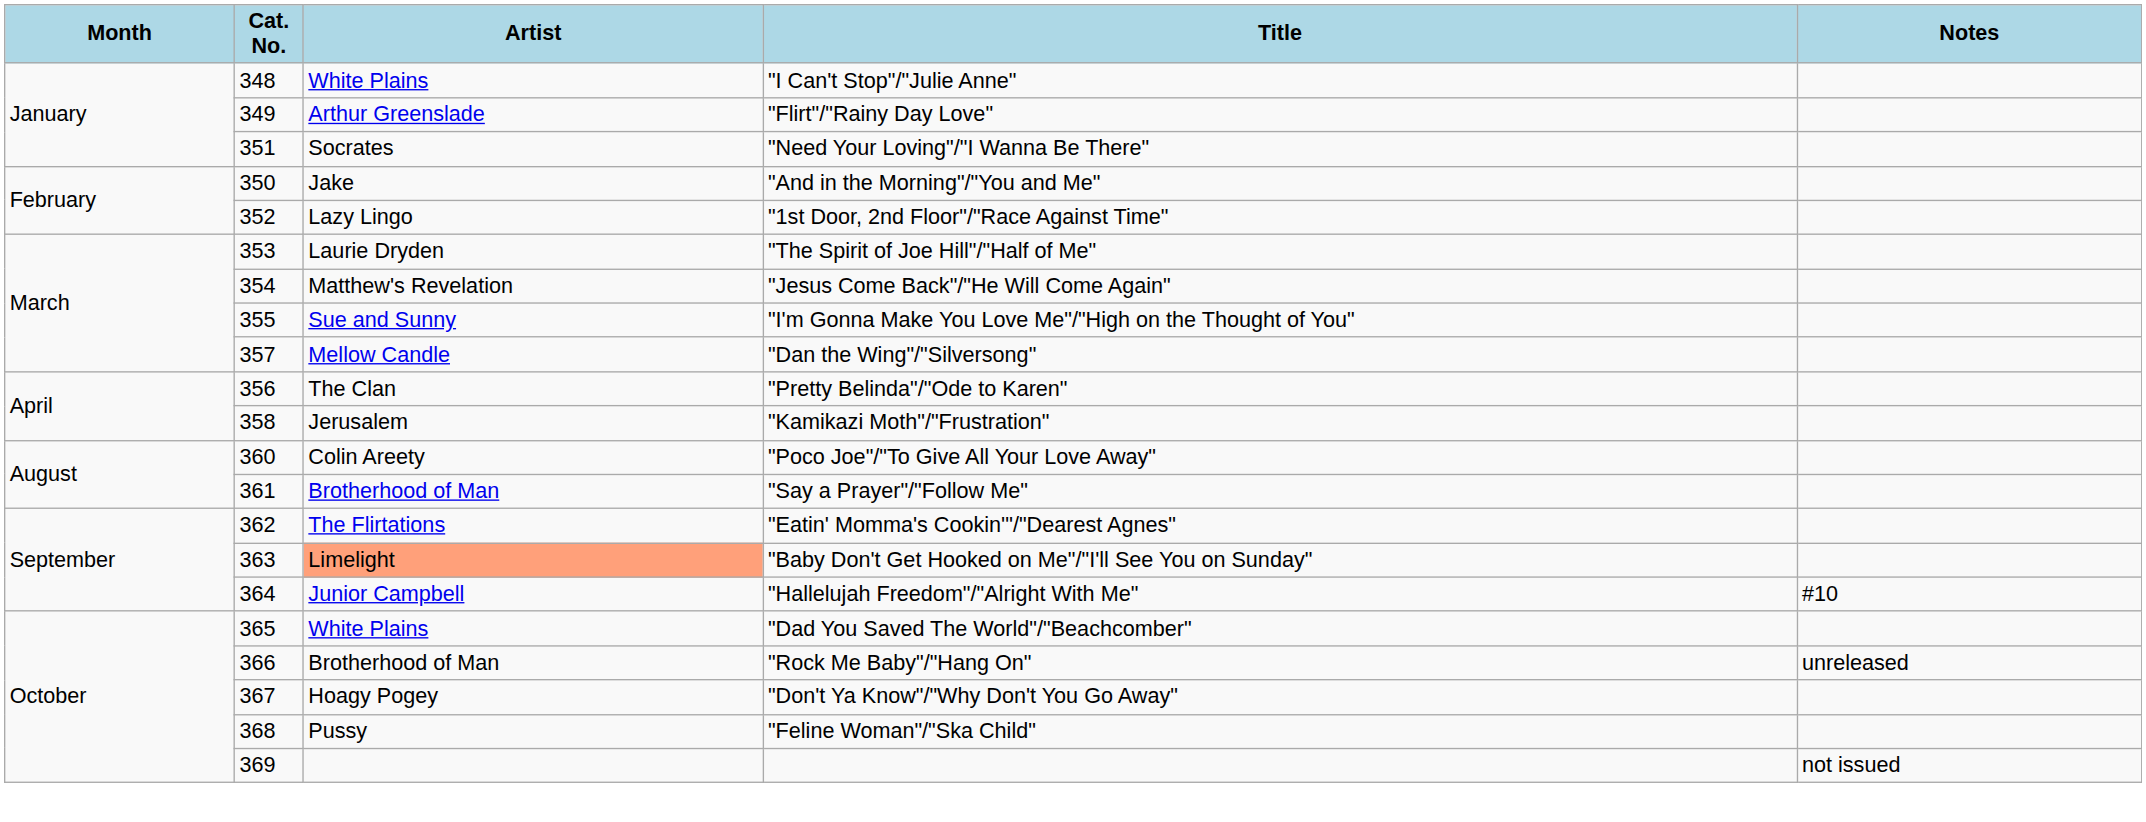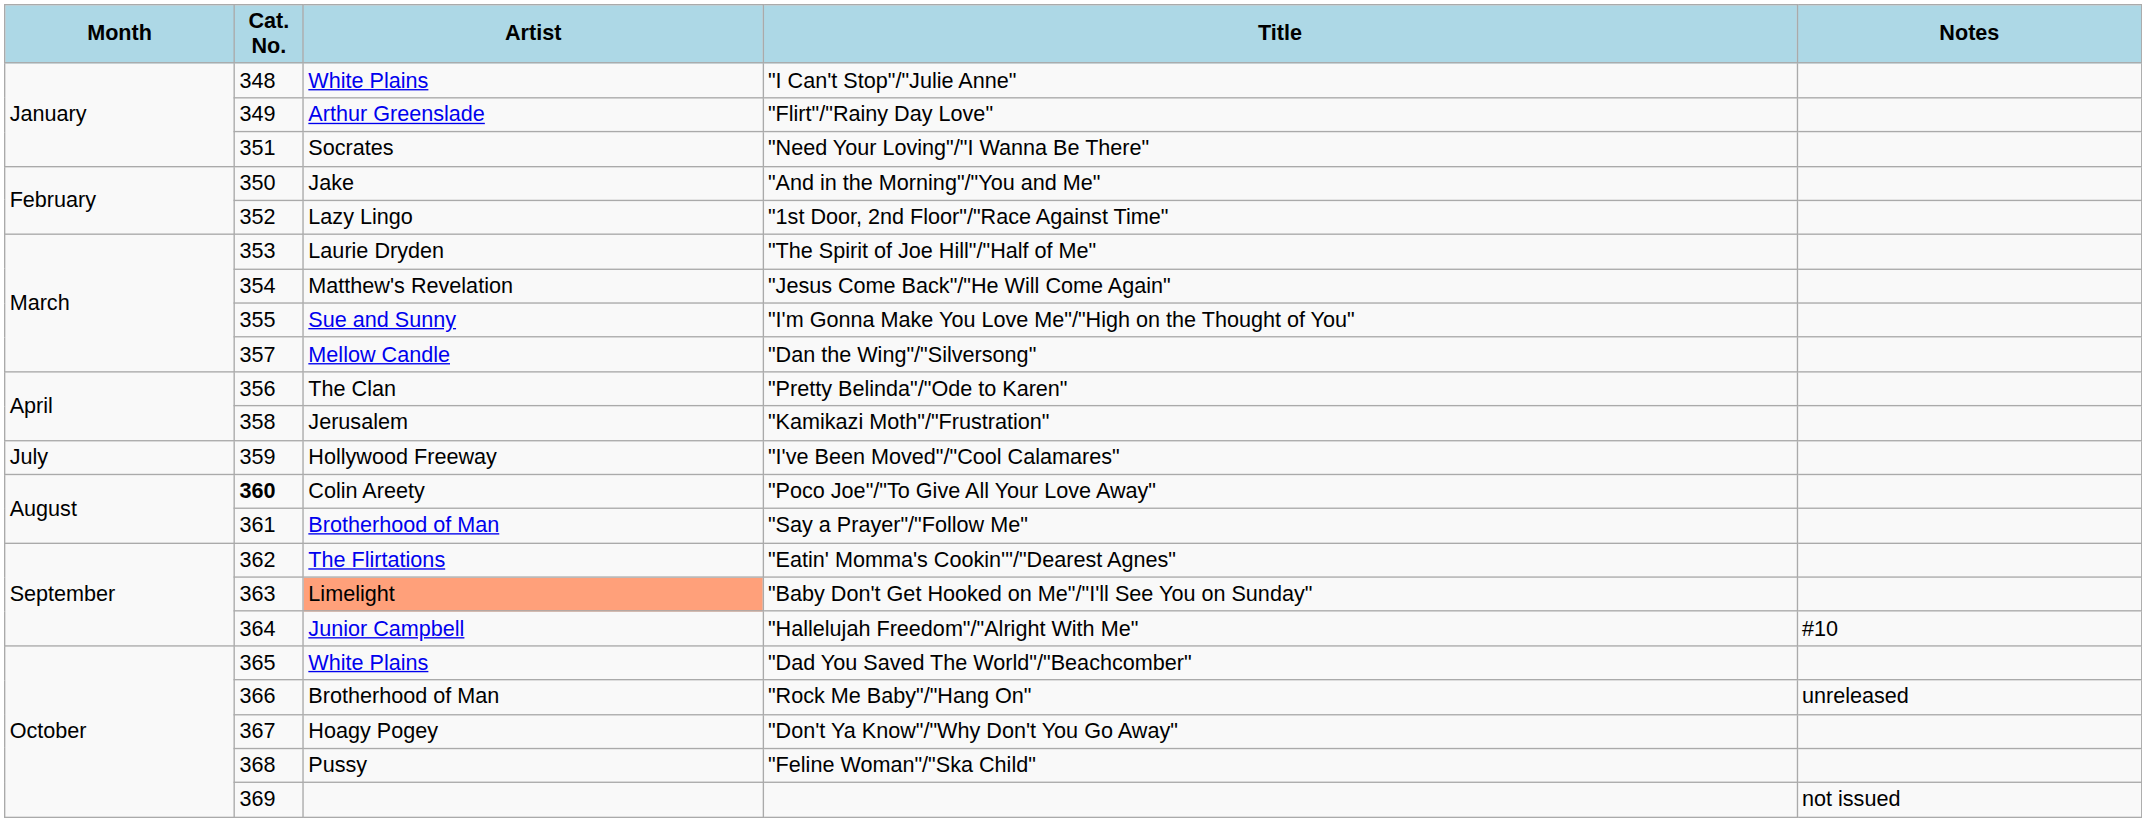+ row: (944, 457)
(257, 457) normal -> (257, 491) bold
